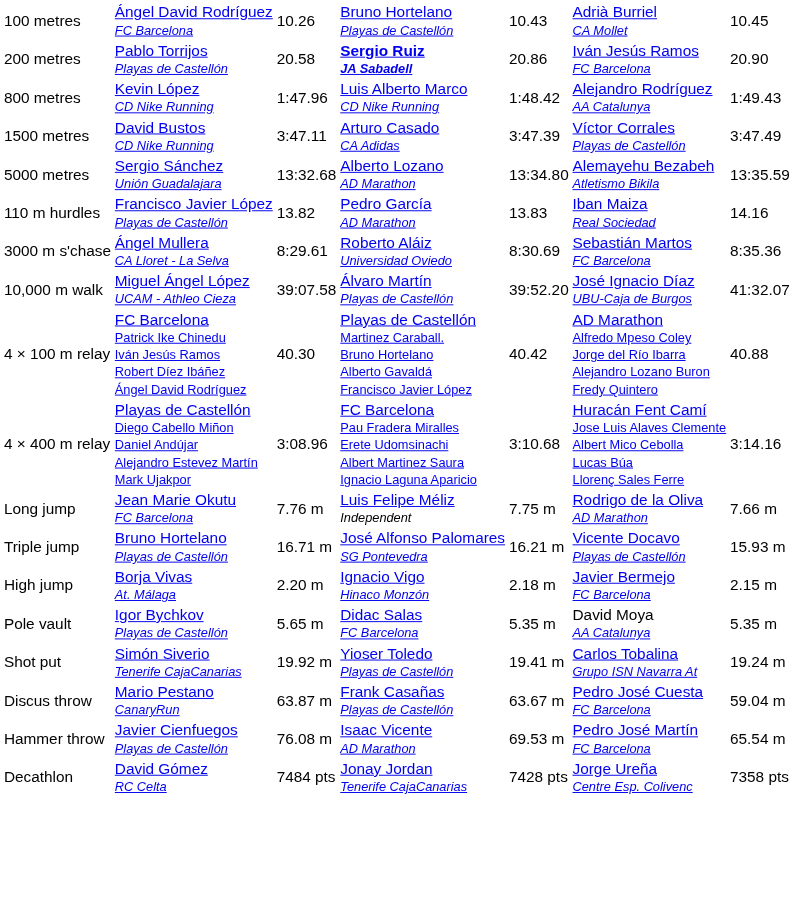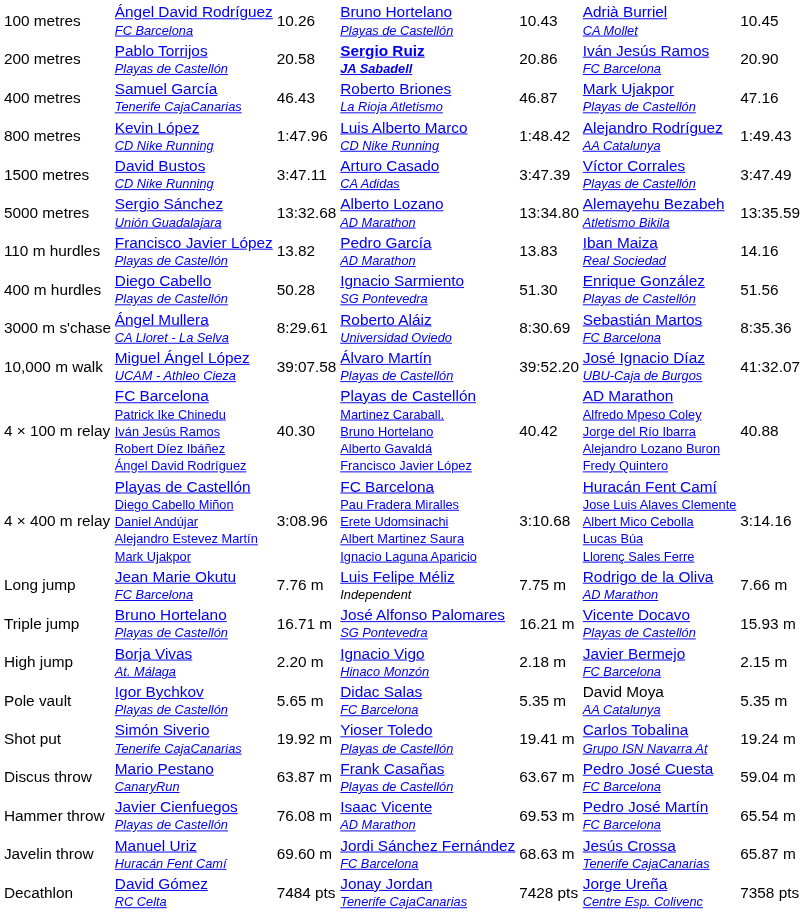+ row: (42, 97)
+ row: (53, 289)
+ row: (49, 854)
